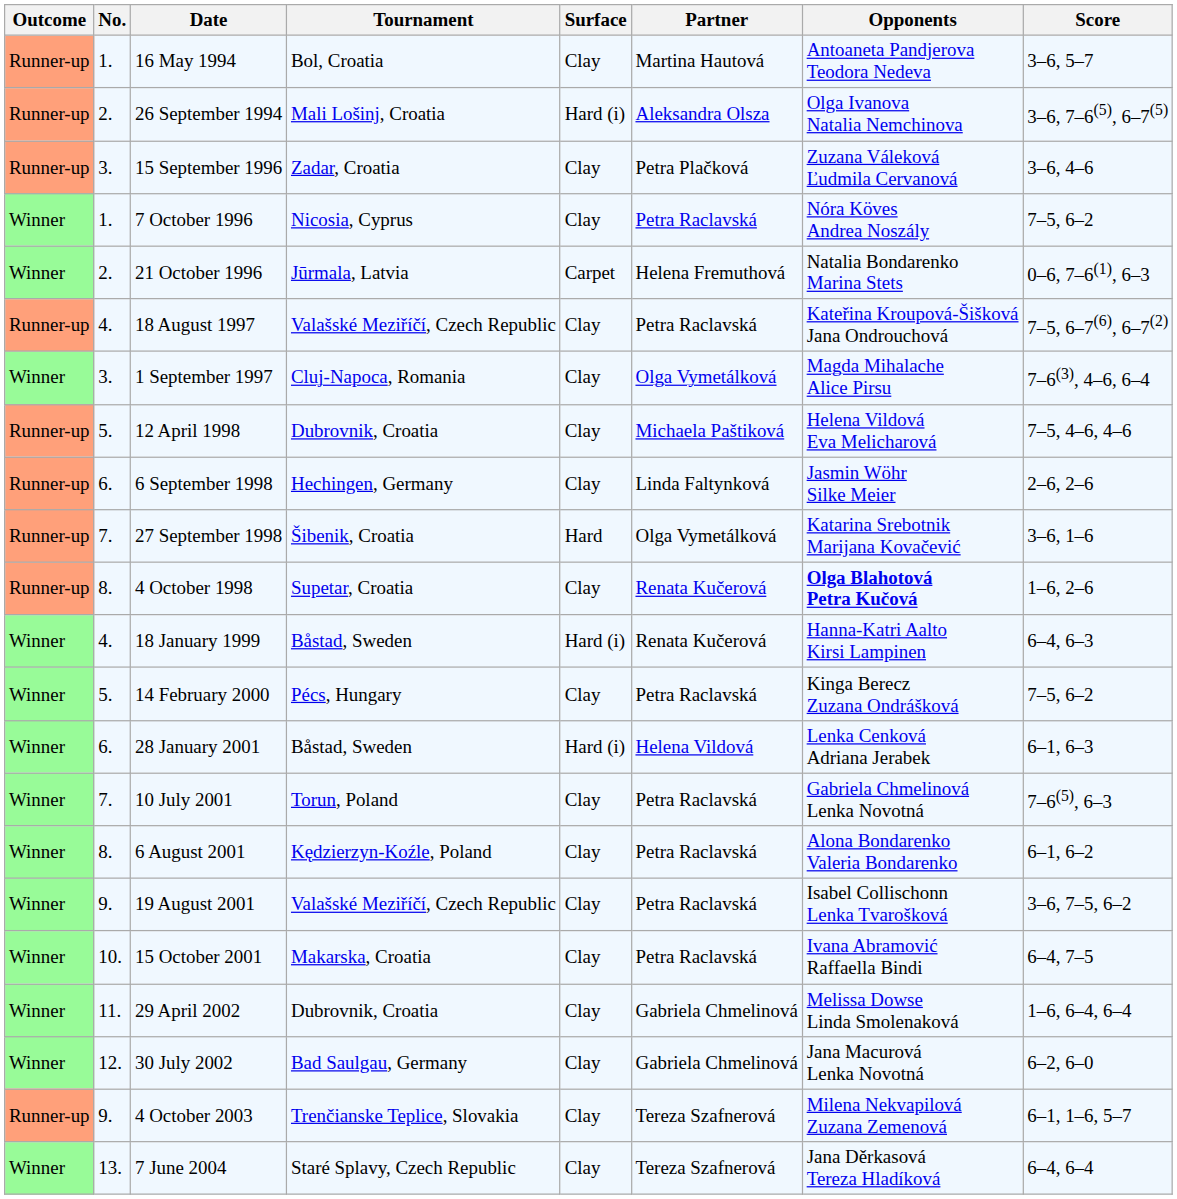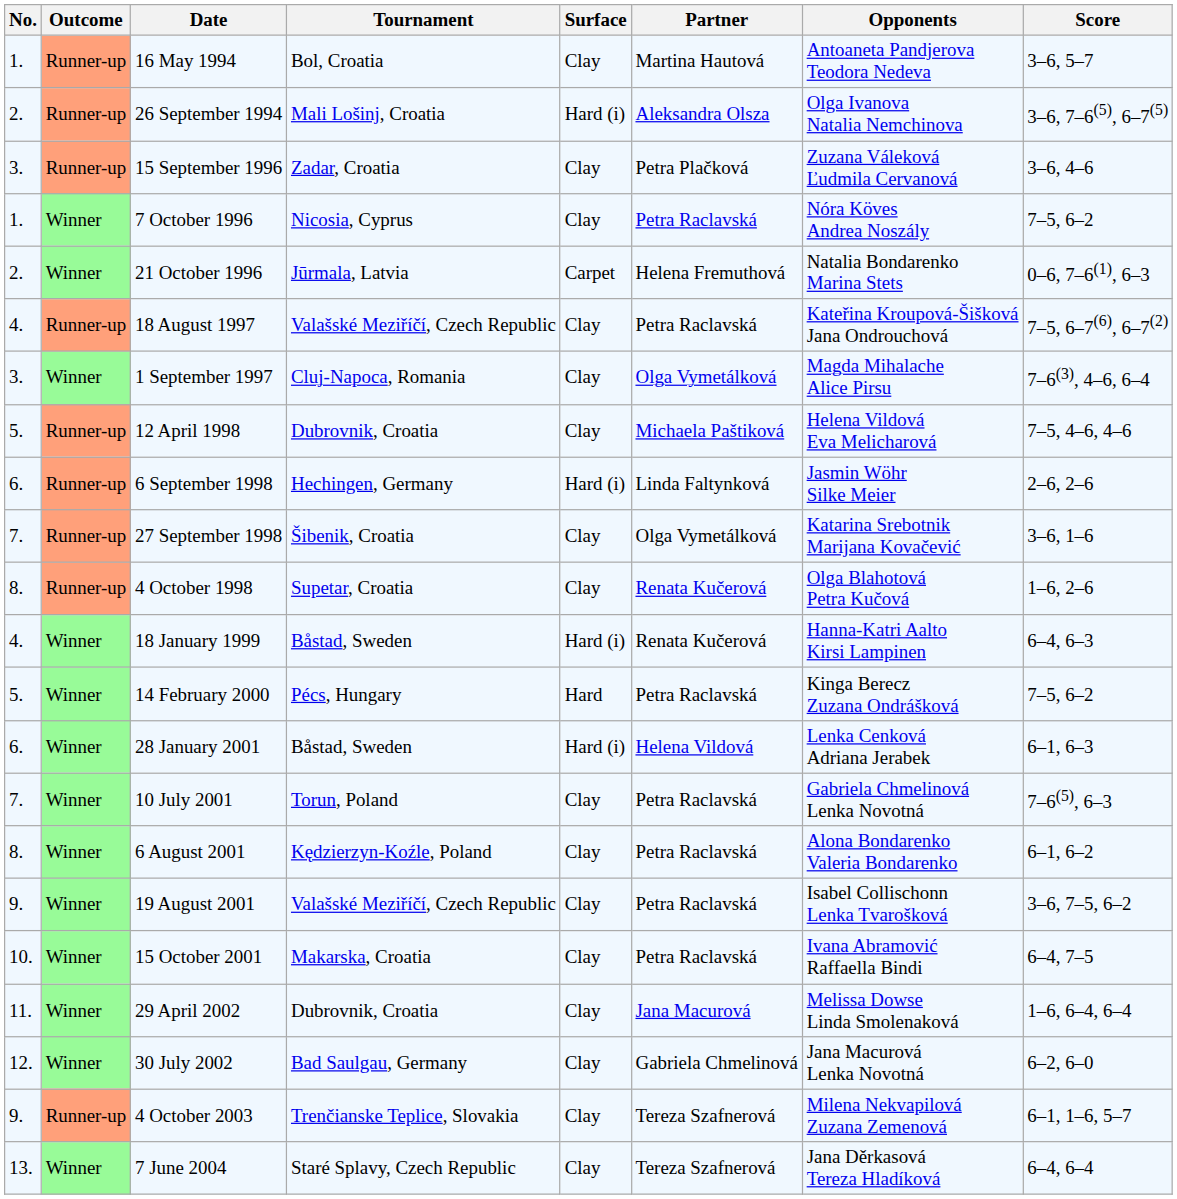columns swapped: (49, 19) <-> (112, 19)
(583, 482) Clay -> (595, 482) Hard (i)
(584, 535) Hard -> (583, 535) Clay
(870, 587) bold -> (866, 587) normal
(583, 693) Clay -> (584, 693) Hard
(717, 1009) Gabriela Chmelinová -> (693, 1009) Jana Macurová
